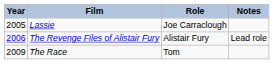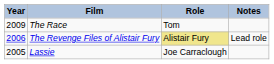rows swapped: (42, 25) <-> (48, 52)
(186, 39) no background -> (186, 39) khaki background
